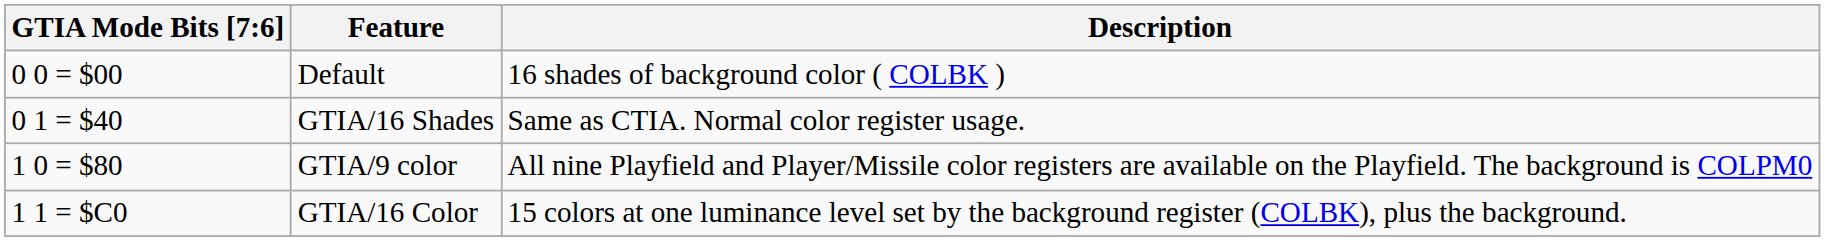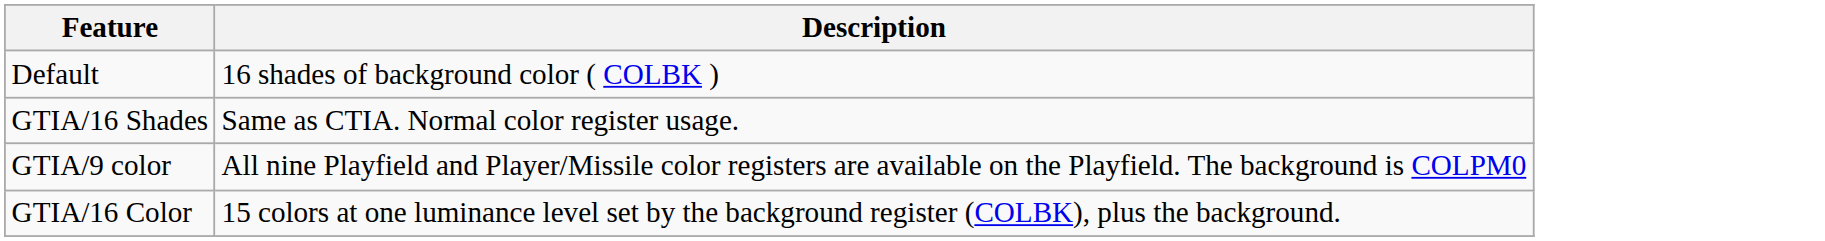- column: (148, 27)
